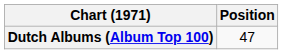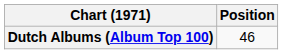(247, 37) 47 -> (247, 37) 46
